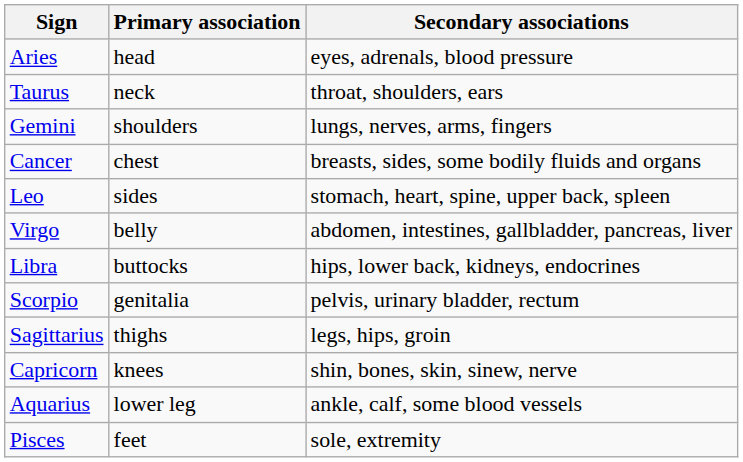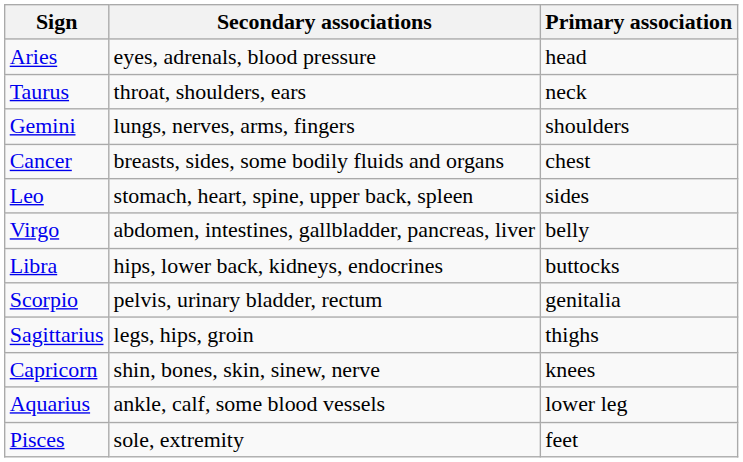columns swapped: (207, 21) <-> (521, 21)
